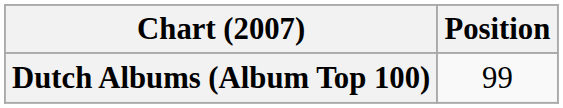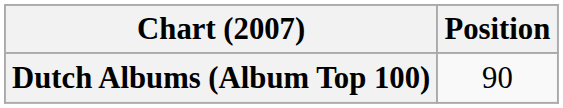(497, 77) 99 -> (497, 77) 90
